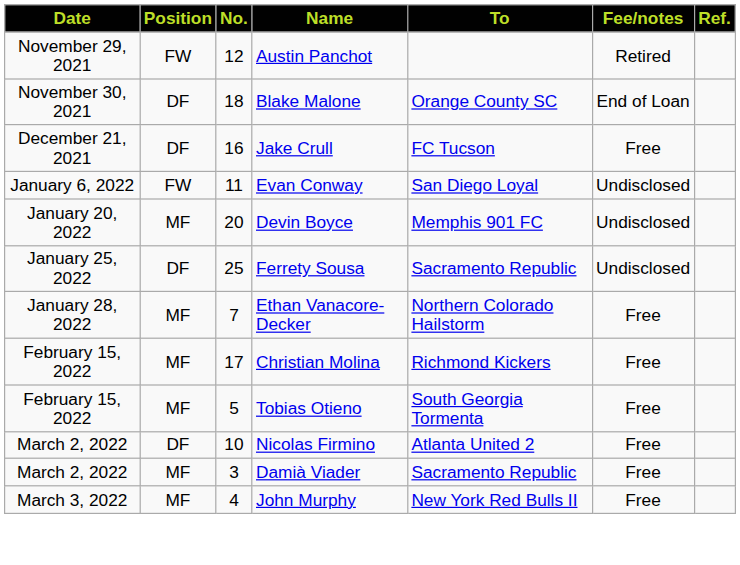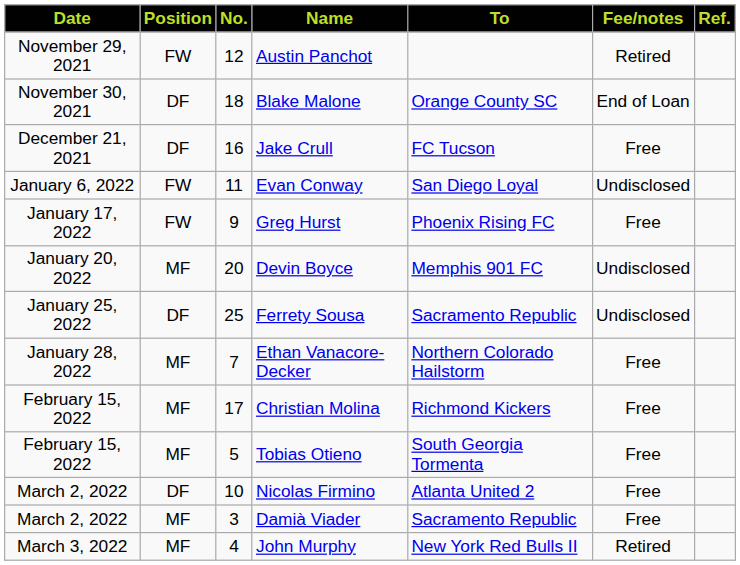+ row: (298, 222)
(643, 500) Free -> (643, 546) Retired
